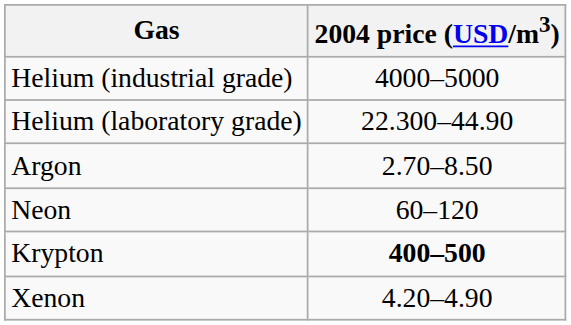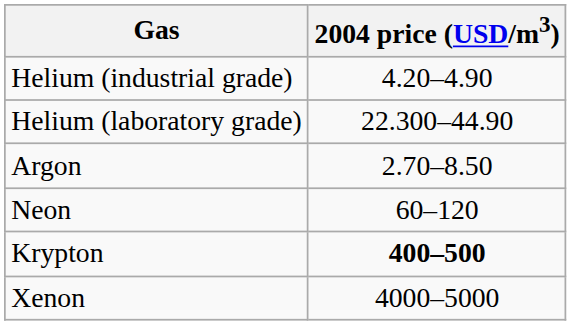(437, 77) 4000–5000 -> (437, 77) 4.20–4.90
(437, 297) 4.20–4.90 -> (437, 297) 4000–5000
